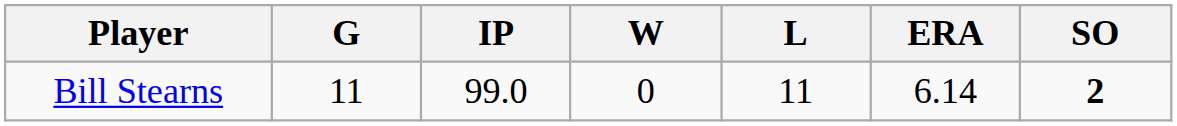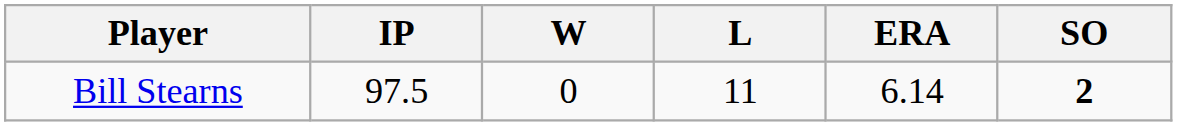- column: (346, 33)
(496, 90) 99.0 -> (397, 90) 97.5
